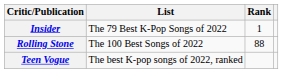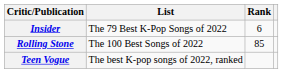(259, 28) 1 -> (259, 28) 6
(259, 44) 88 -> (259, 44) 85
